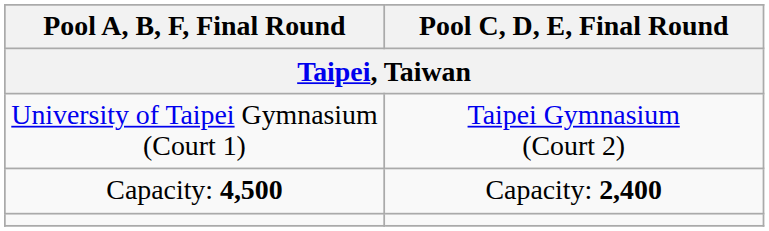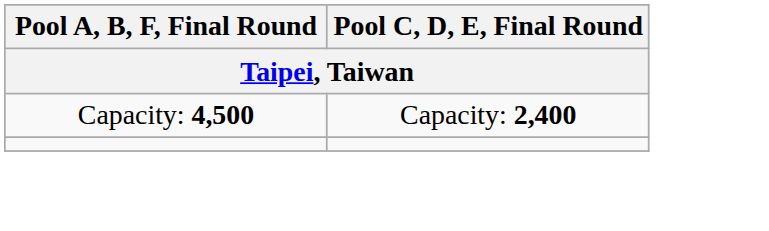- row: (194, 130)
